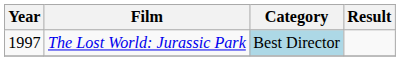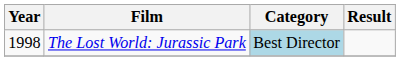(24, 42) 1997 -> (24, 42) 1998
